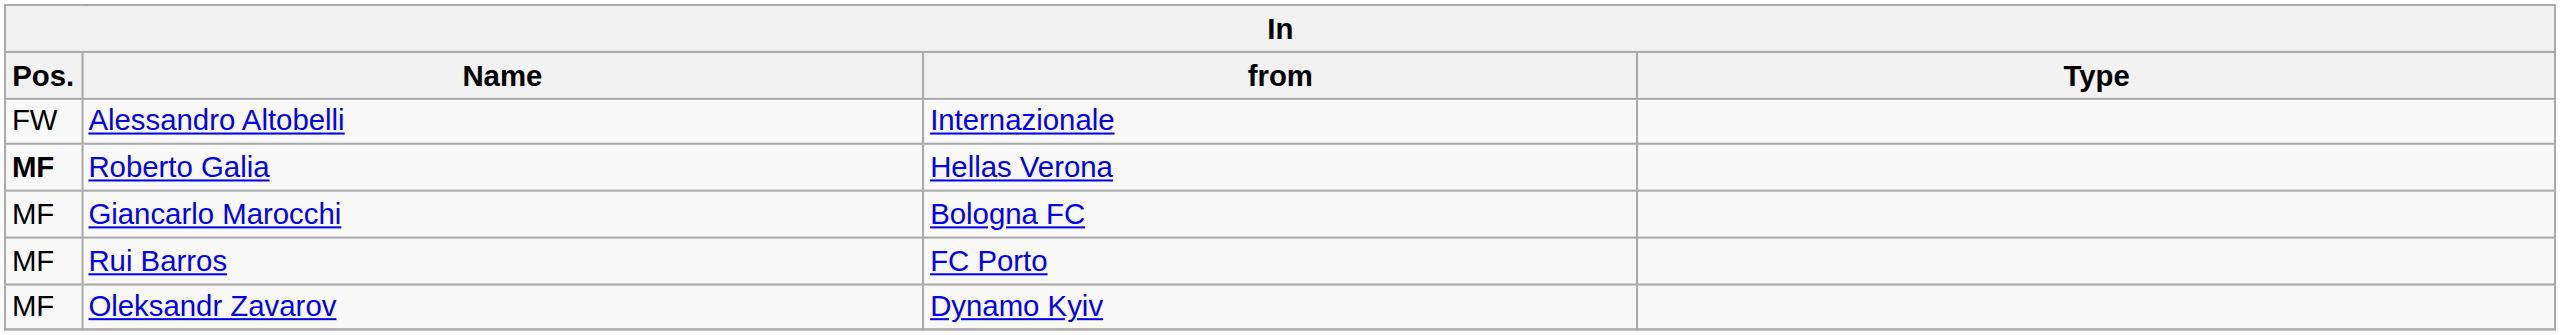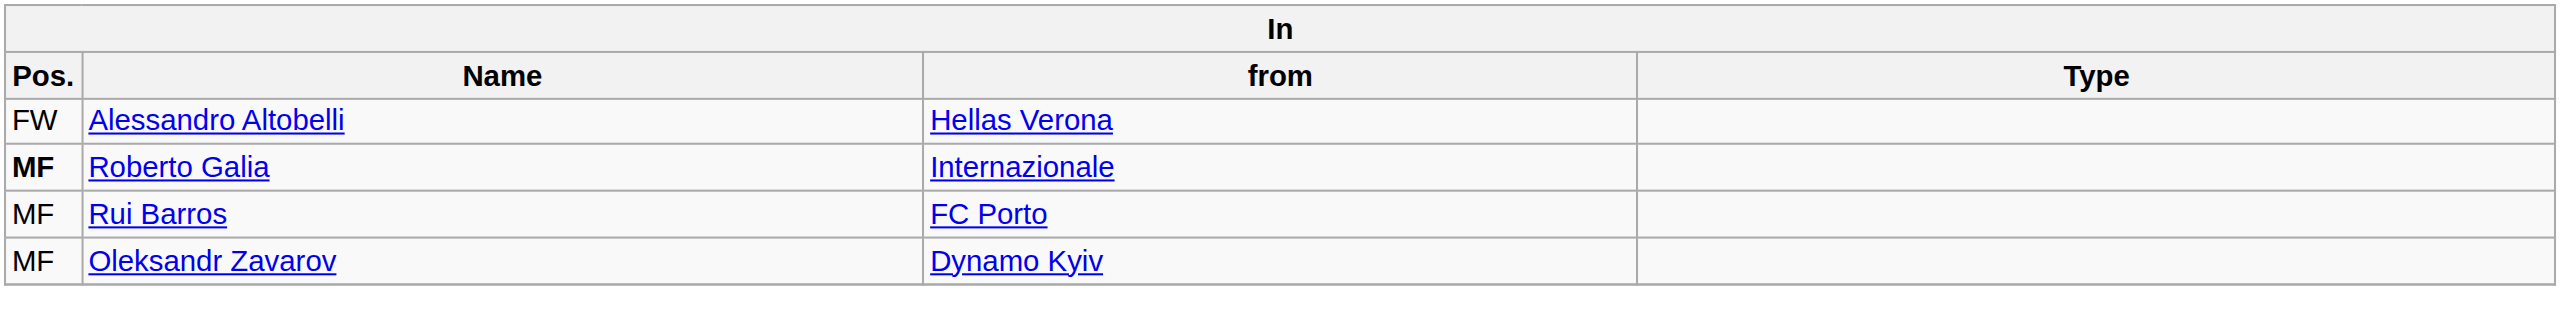(1022, 121) Internazionale -> (1022, 121) Hellas Verona
(1022, 168) Hellas Verona -> (1022, 168) Internazionale
- row: (215, 214)
